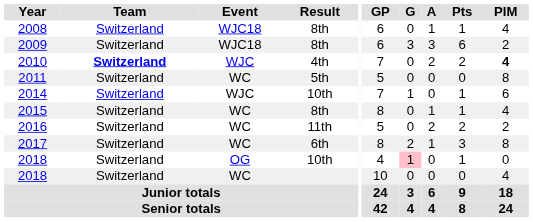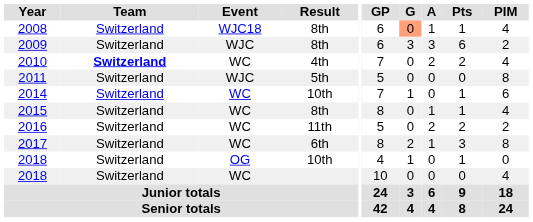(410, 28) no background -> (410, 28) lightsalmon background
(240, 45) WJC18 -> (240, 45) WJC
(240, 61) WJC -> (240, 61) WC
(506, 61) bold -> (506, 61) normal
(240, 77) WC -> (240, 77) WJC
(240, 94) WJC -> (240, 94) WC
(410, 159) pink background -> (410, 159) no background
